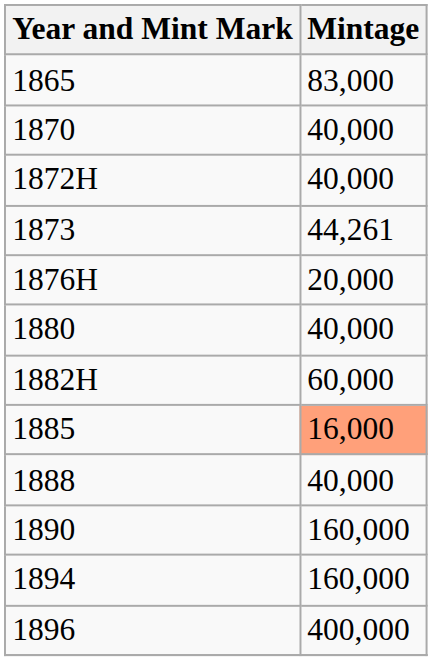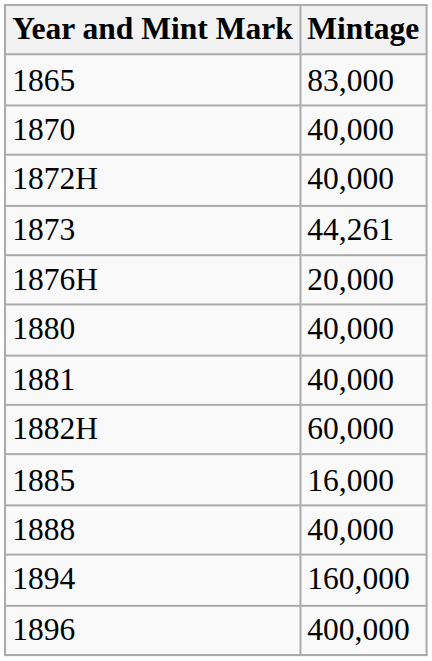+ row: (44, 379)
(351, 429) lightsalmon background -> (351, 479) no background
- row: (44, 529)
